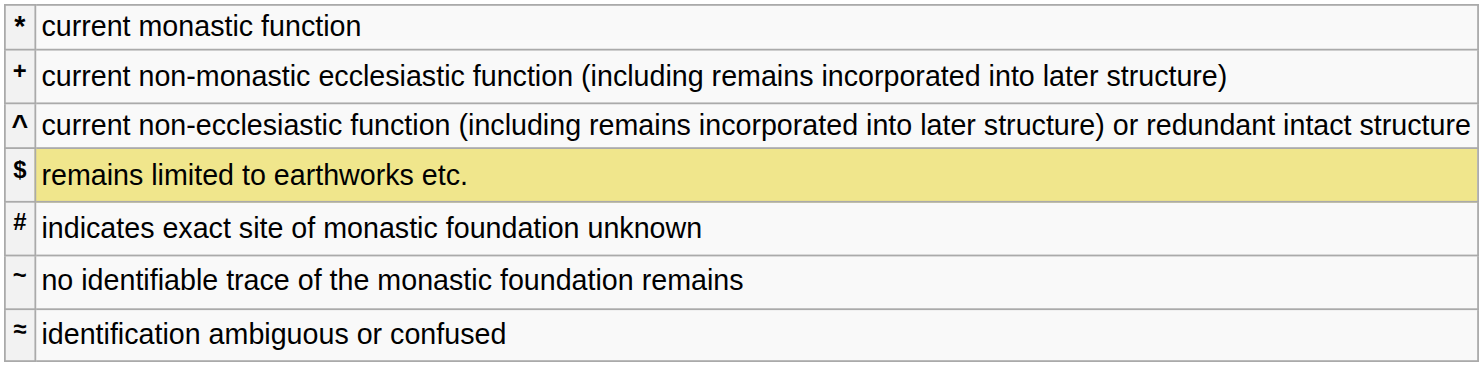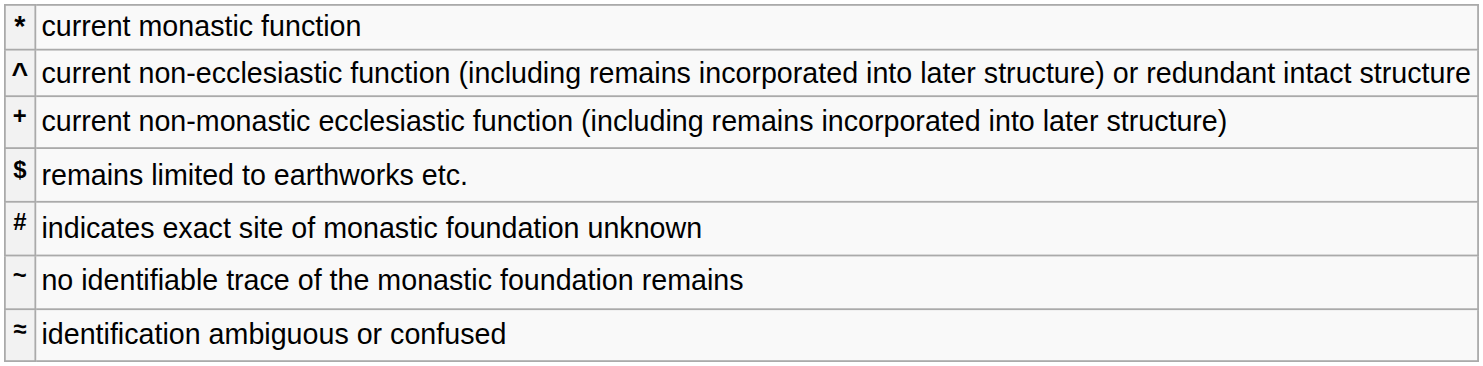rows swapped: (20, 70) <-> (20, 125)
(255, 175) khaki background -> (255, 175) no background
